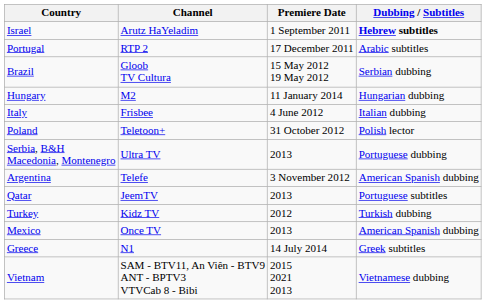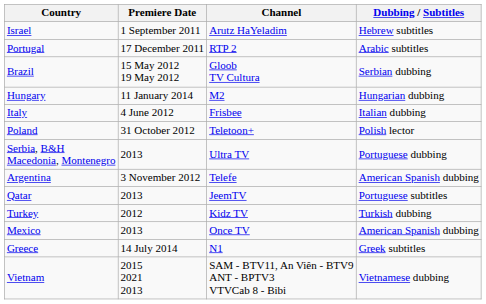columns swapped: (193, 13) <-> (312, 13)
(398, 30) bold -> (396, 30) normal
